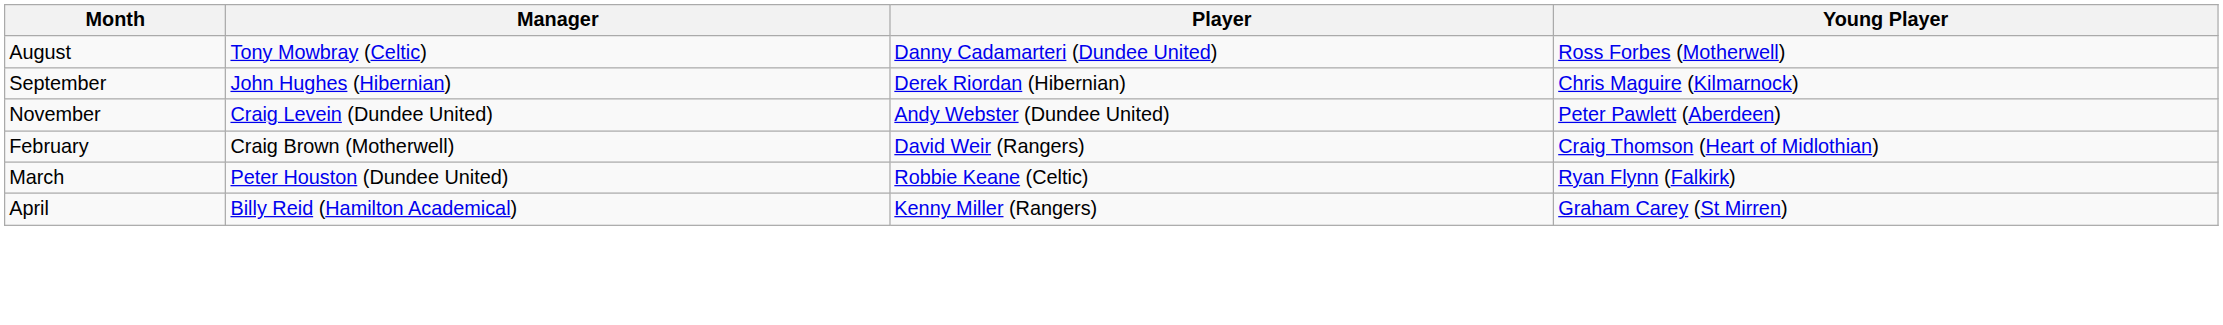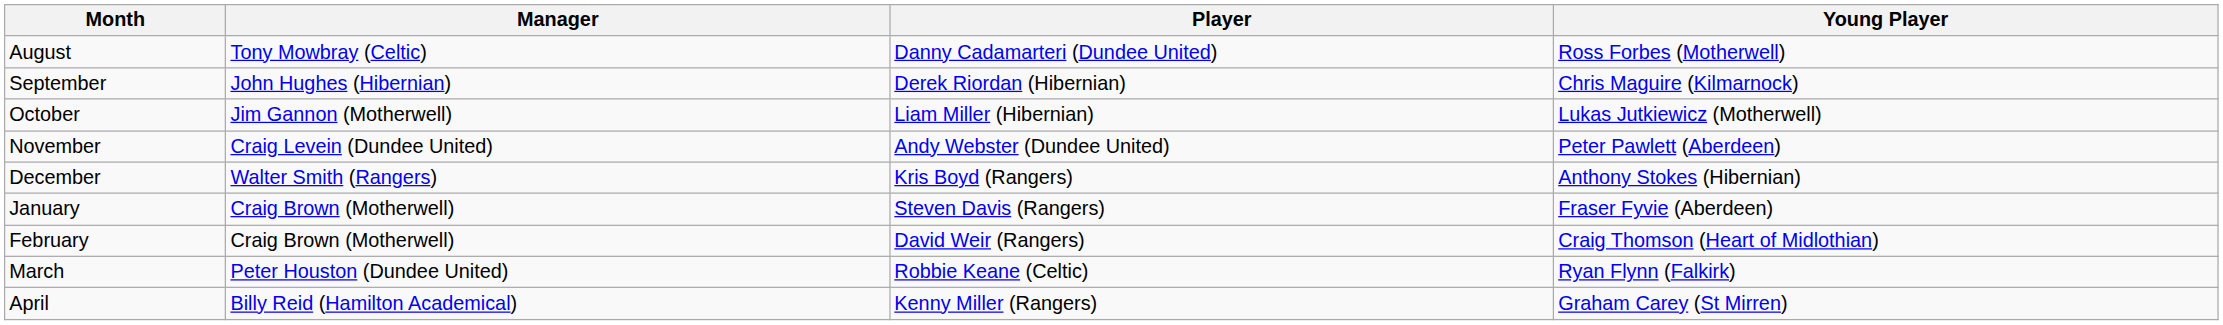+ row: (44, 114)
+ row: (55, 177)
+ row: (44, 209)
